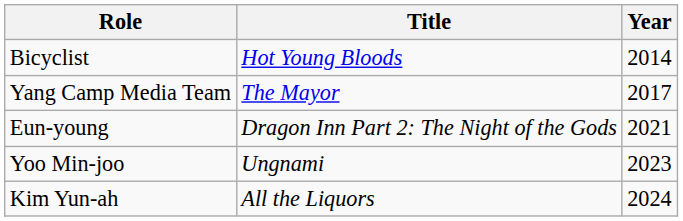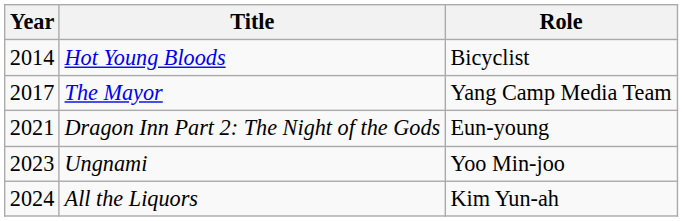columns swapped: (649, 22) <-> (120, 22)
